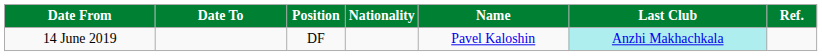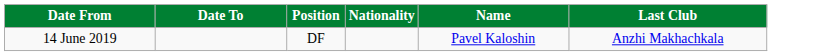- column: (792, 16)
(668, 39) paleturquoise background -> (668, 39) no background
